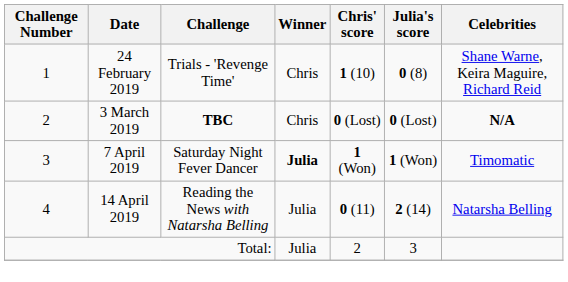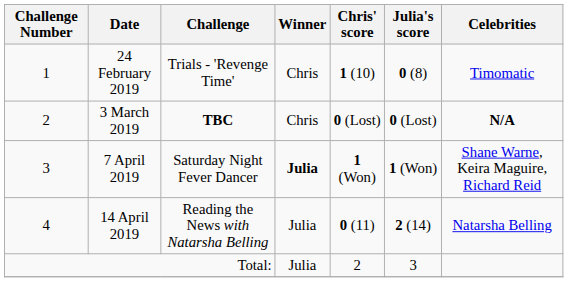(502, 72) Shane Warne, Keira Maguire, Richard Reid -> (502, 72) Timomatic
(502, 160) Timomatic -> (502, 169) Shane Warne, Keira Maguire, Richard Reid
